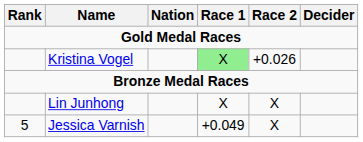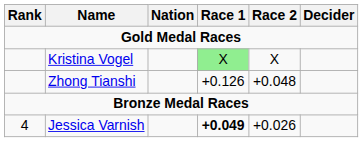(274, 59) +0.026 -> (274, 59) X
+ row: (92, 81)
- row: (86, 103)
(25, 125) 5 -> (25, 125) 4
(223, 125) normal -> (223, 125) bold
(274, 125) X -> (274, 125) +0.026
